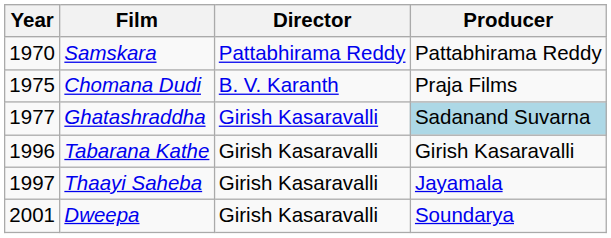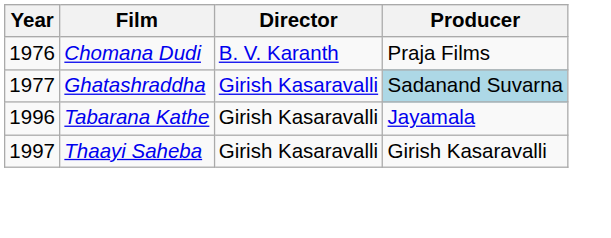- row: (110, 53)
(32, 85) 1975 -> (32, 53) 1976
(495, 150) Girish Kasaravalli -> (431, 118) Jayamala
(459, 183) Jayamala -> (467, 150) Girish Kasaravalli
- row: (102, 215)
